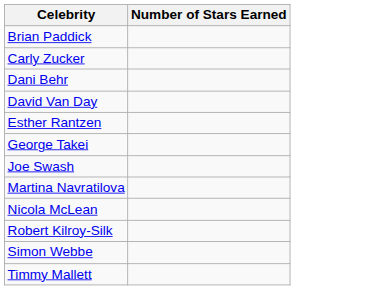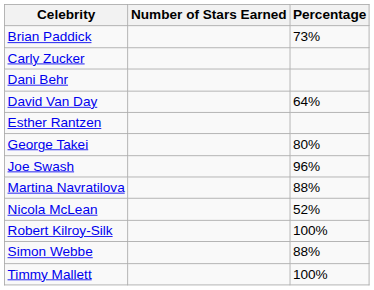+ column: (330, 15)
